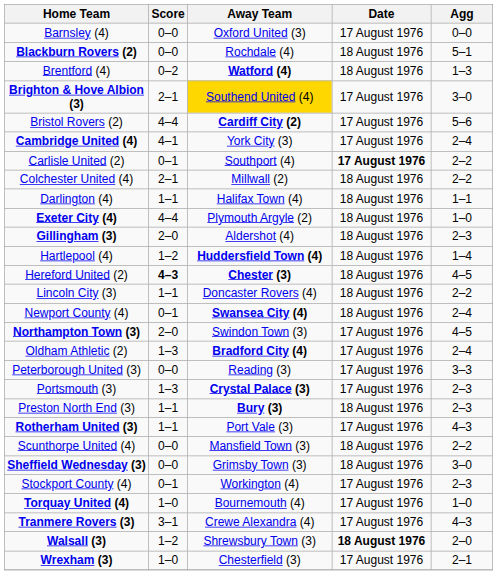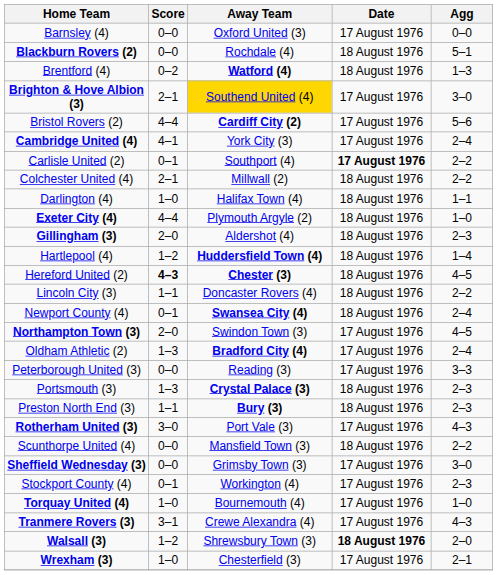(168, 198) 1–1 -> (168, 198) 1–0
(381, 389) 17 August 1976 -> (381, 389) 18 August 1976
(168, 427) 1–1 -> (168, 427) 3–0
(381, 465) 18 August 1976 -> (381, 465) 17 August 1976
